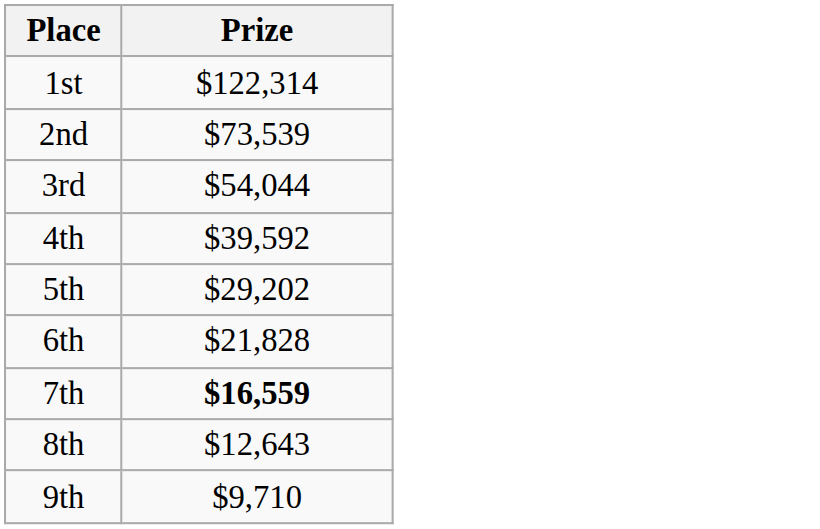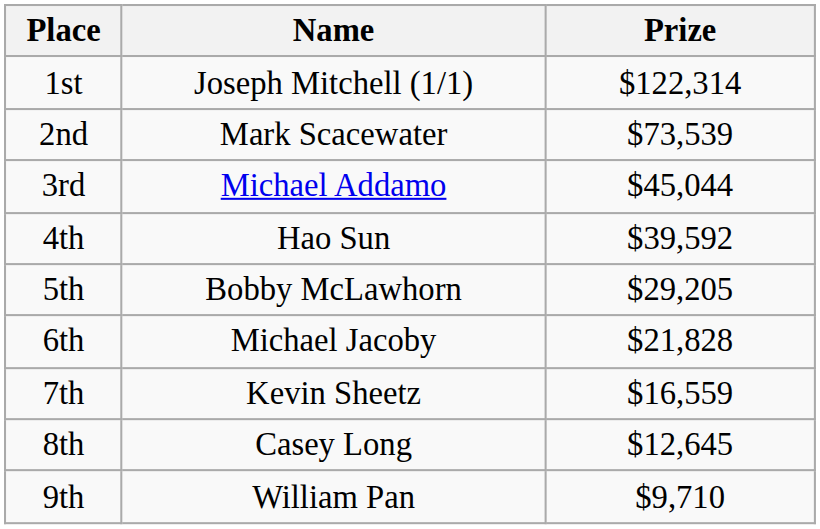+ column: (334, 30)
(257, 185) $54,044 -> (680, 185) $45,044
(257, 289) $29,202 -> (680, 289) $29,205
(257, 392) bold -> (680, 392) normal
(257, 444) $12,643 -> (680, 444) $12,645
